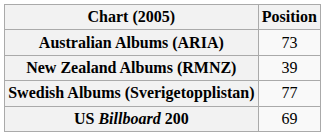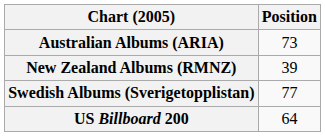(289, 118) 69 -> (289, 118) 64
